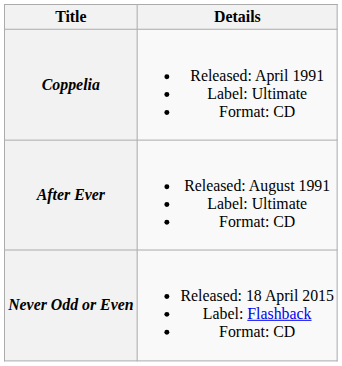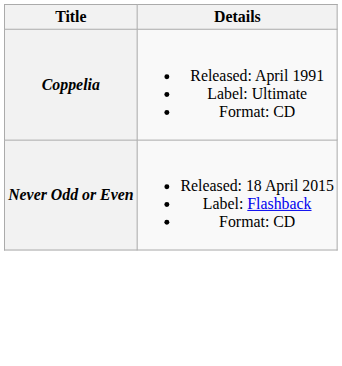- row: (71, 195)
